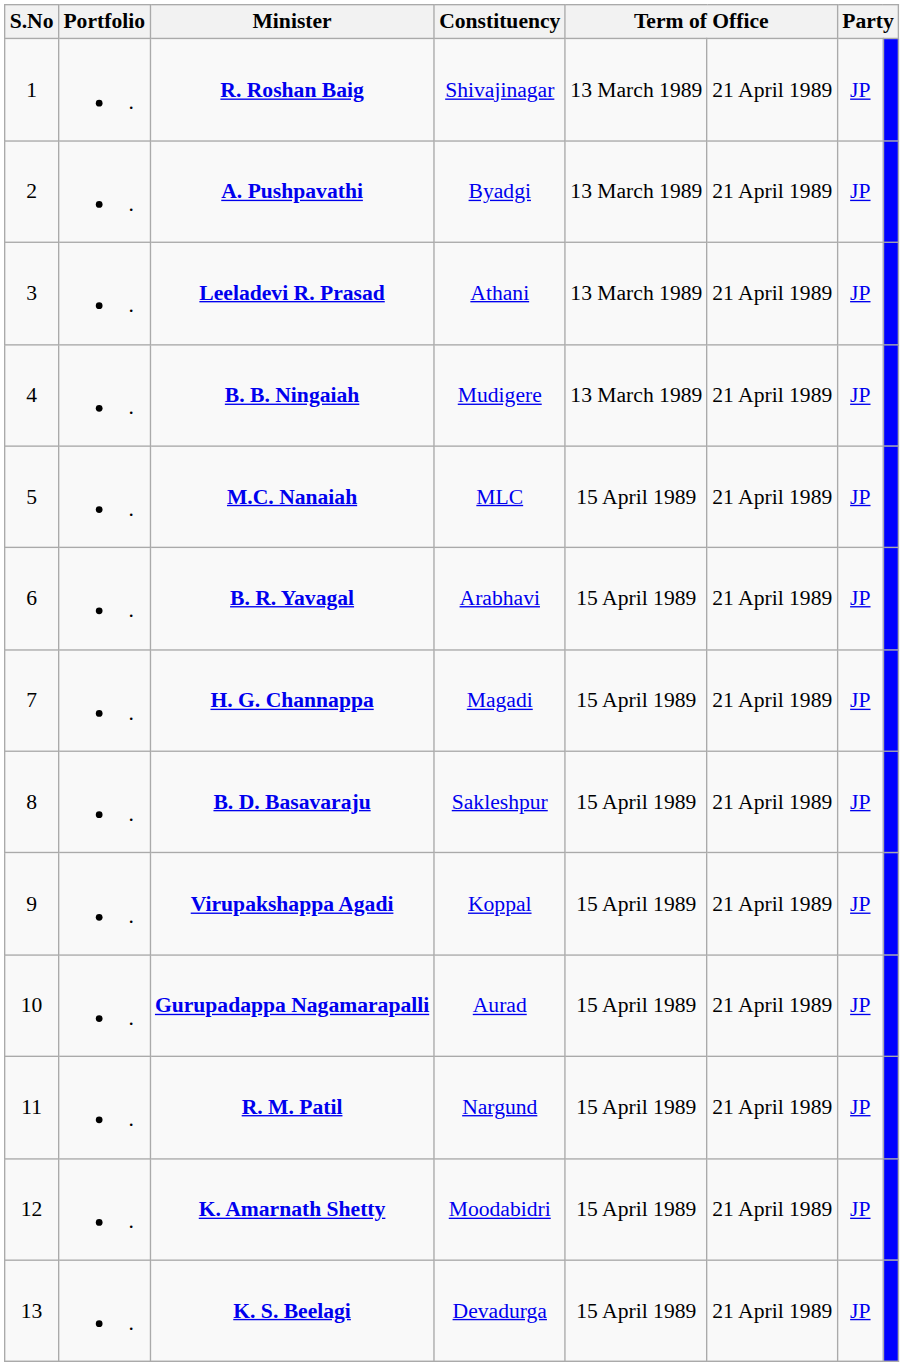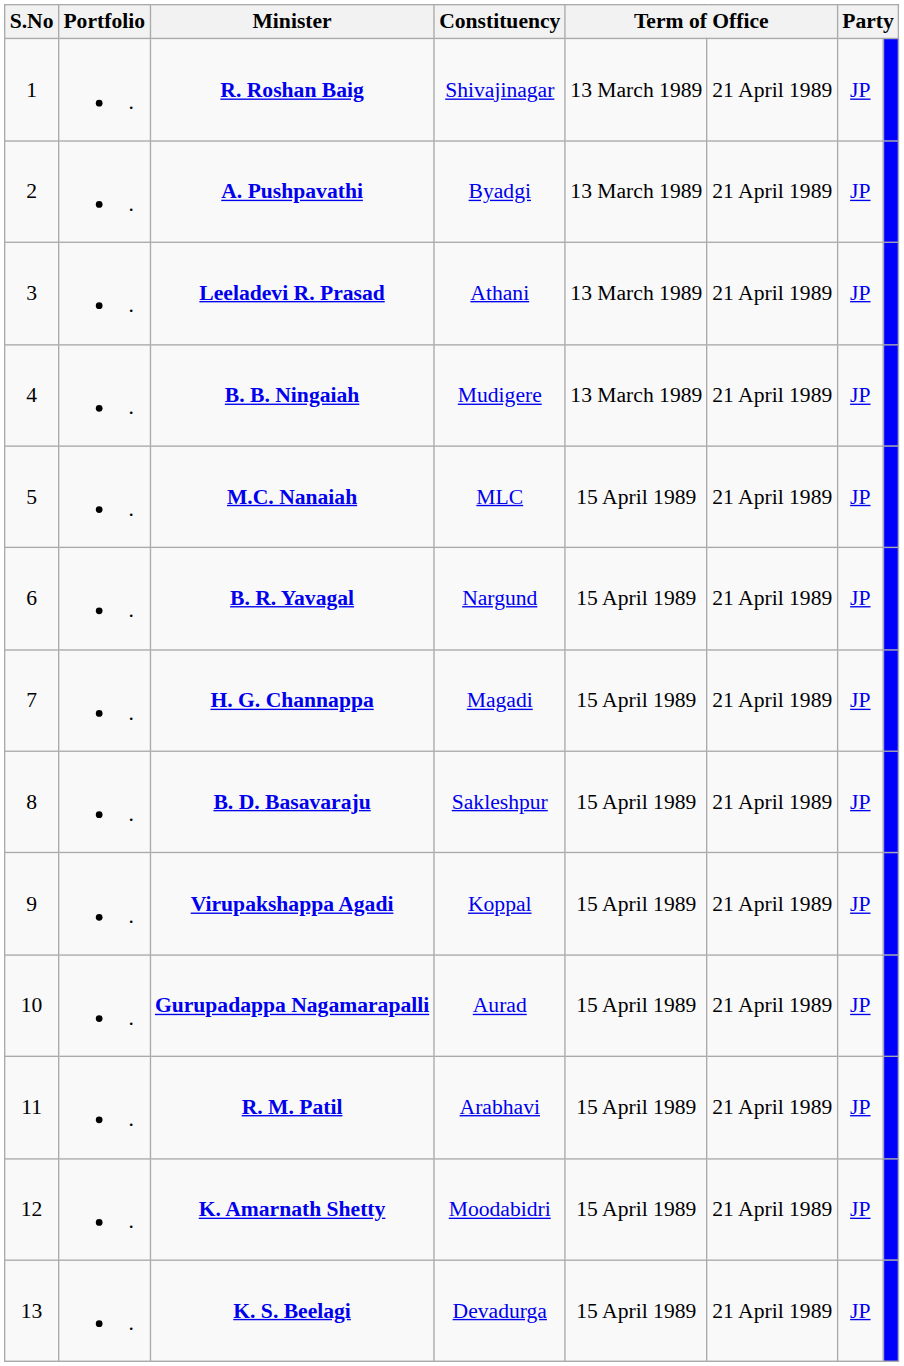(500, 598) Arabhavi -> (500, 598) Nargund
(500, 1107) Nargund -> (500, 1107) Arabhavi
